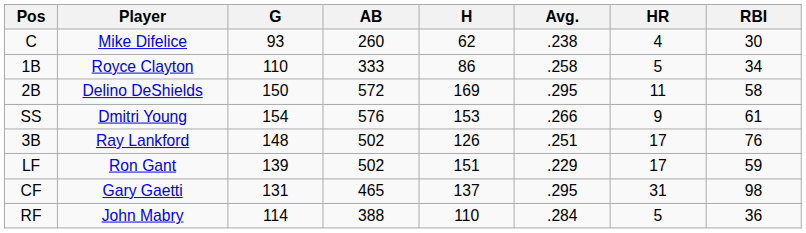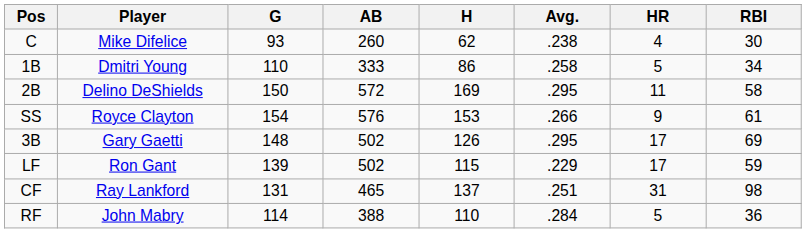(143, 66) Royce Clayton -> (143, 66) Dmitri Young
(143, 116) Dmitri Young -> (143, 116) Royce Clayton
(143, 141) Ray Lankford -> (143, 141) Gary Gaetti
(562, 141) .251 -> (562, 141) .295
(754, 141) 76 -> (754, 141) 69
(467, 166) 151 -> (467, 166) 115
(143, 191) Gary Gaetti -> (143, 191) Ray Lankford
(562, 191) .295 -> (562, 191) .251
